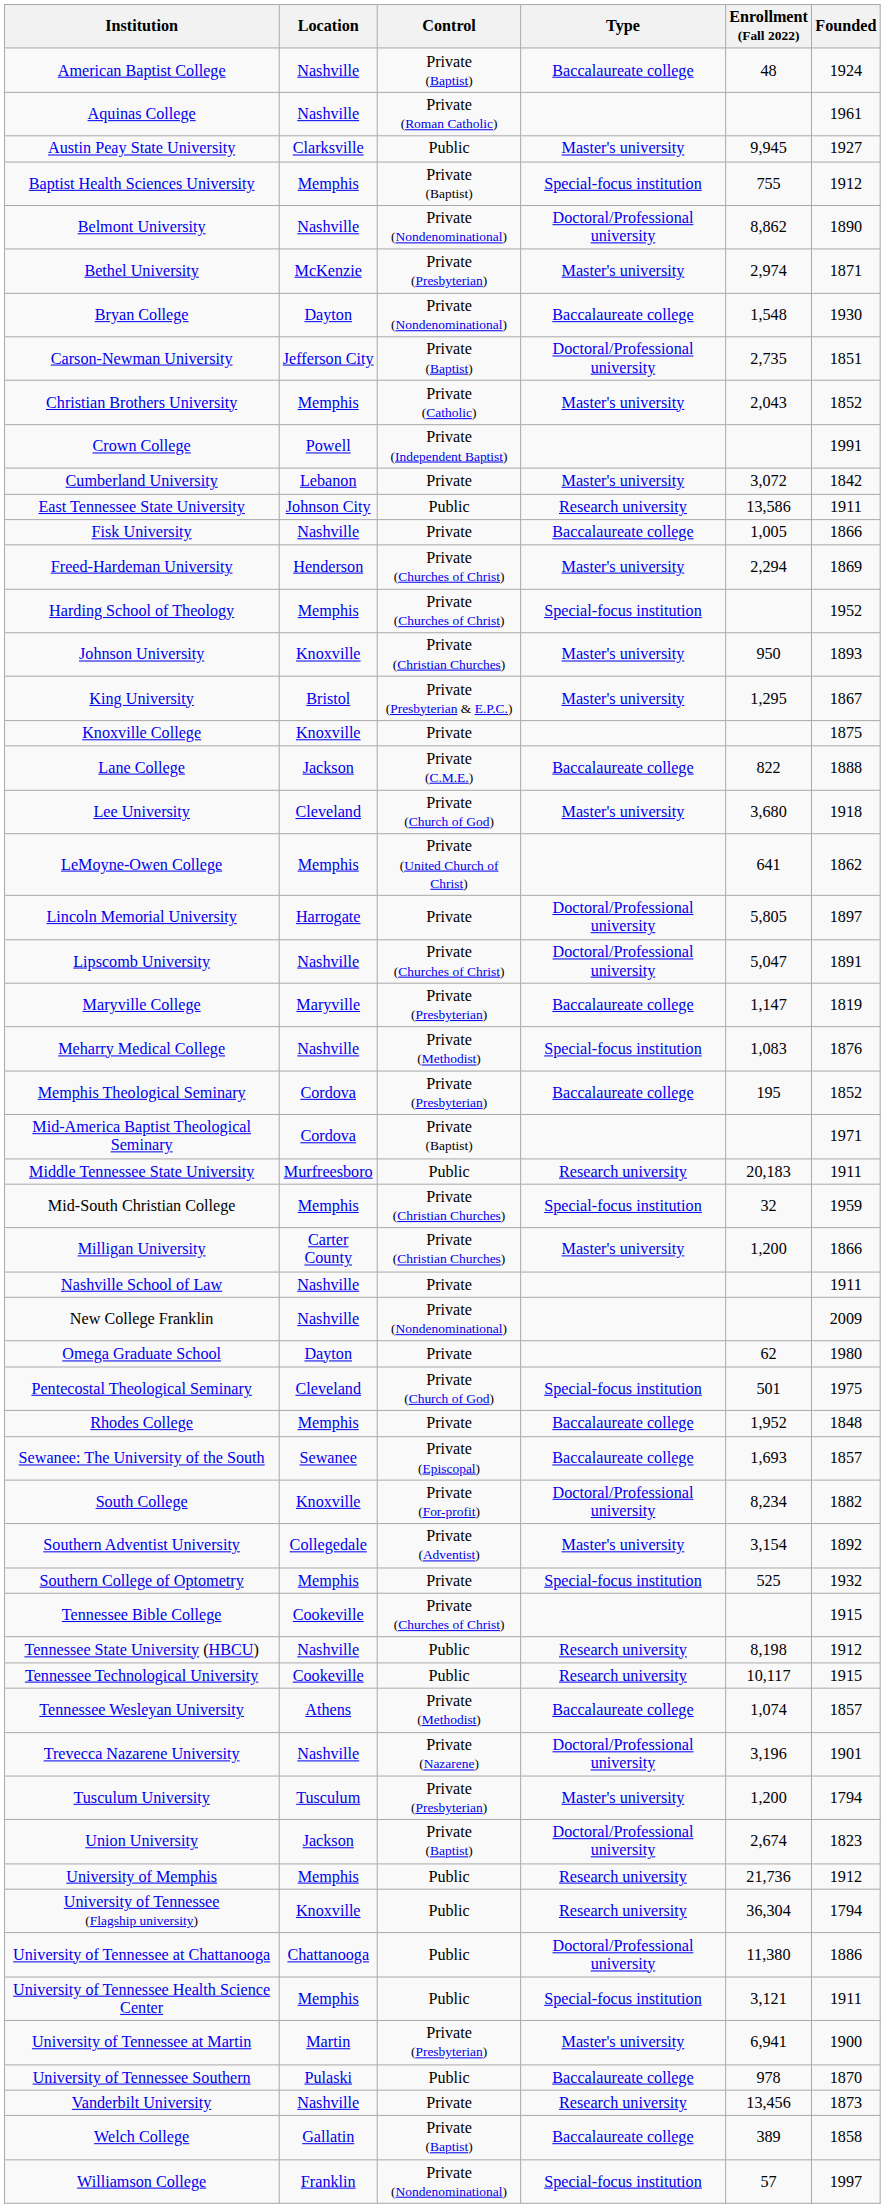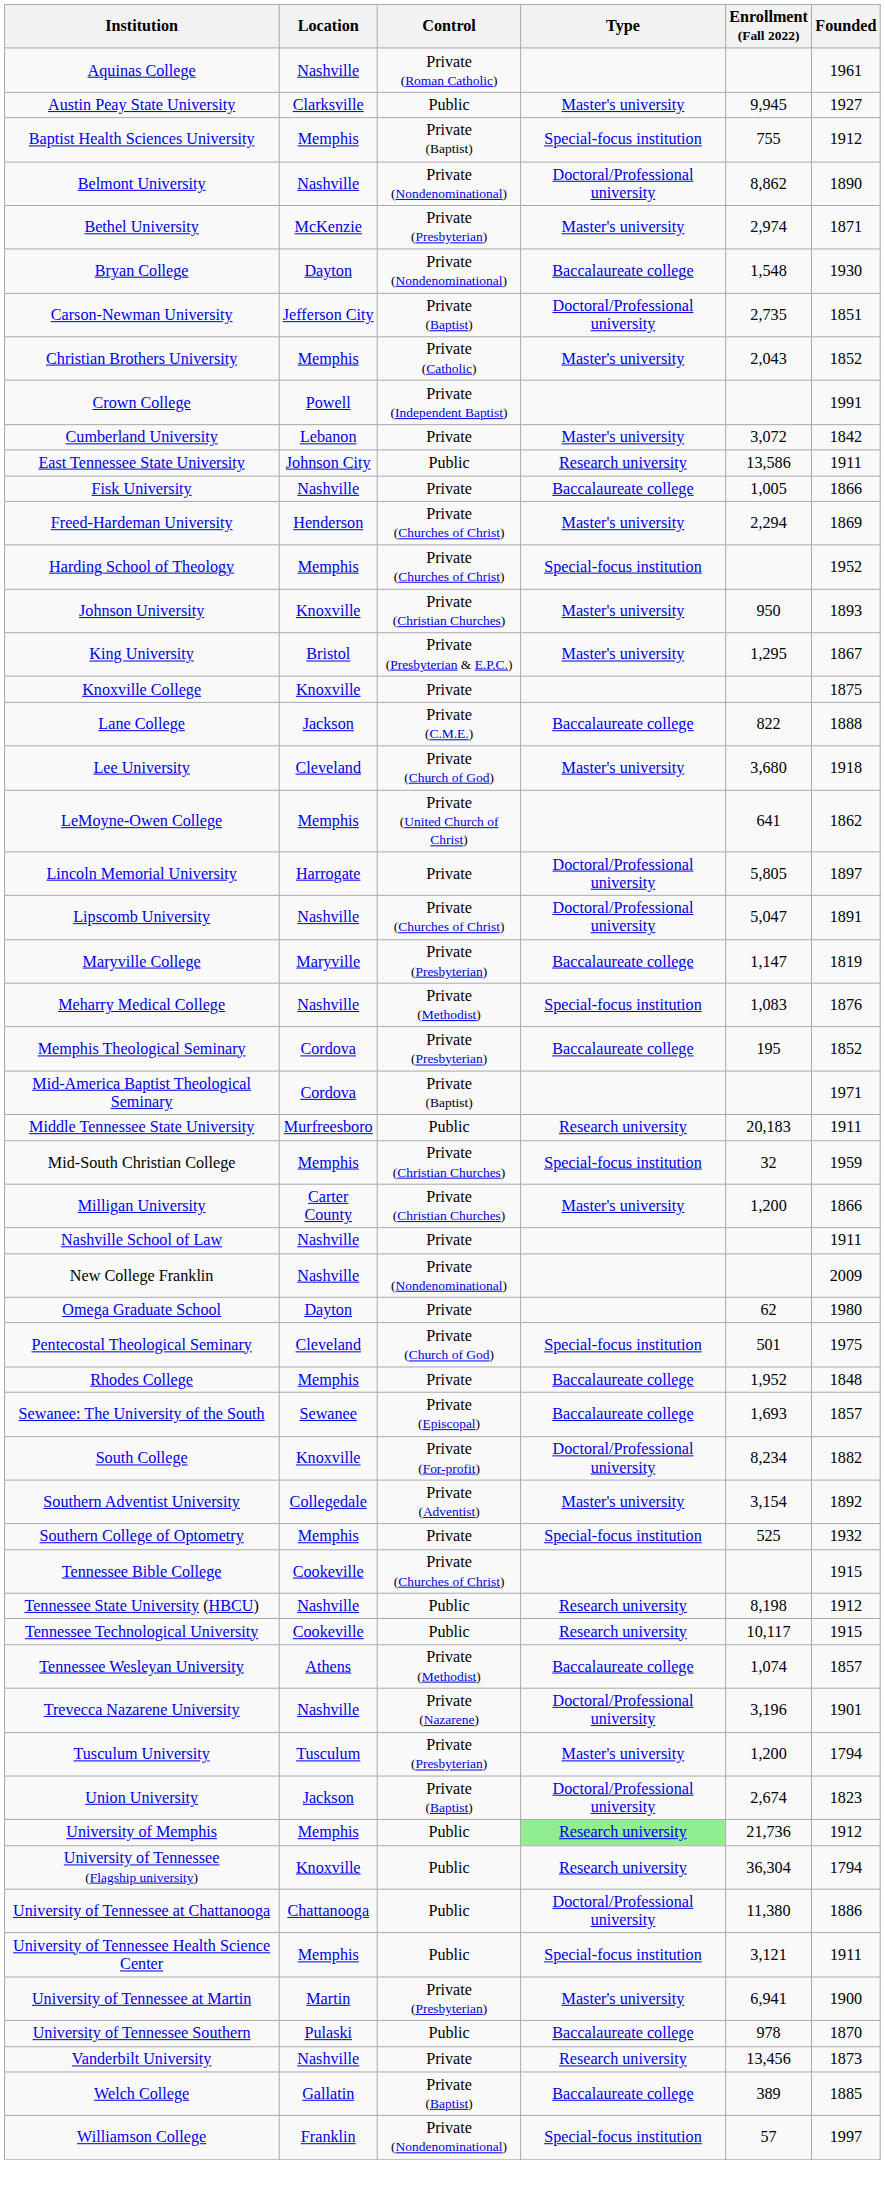- row: (142, 70)
(623, 1876) no background -> (623, 1832) lightgreen background
(846, 2137) 1858 -> (846, 2093) 1885
